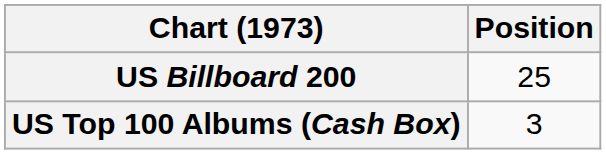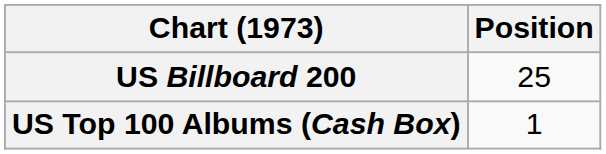(534, 124) 3 -> (534, 124) 1
